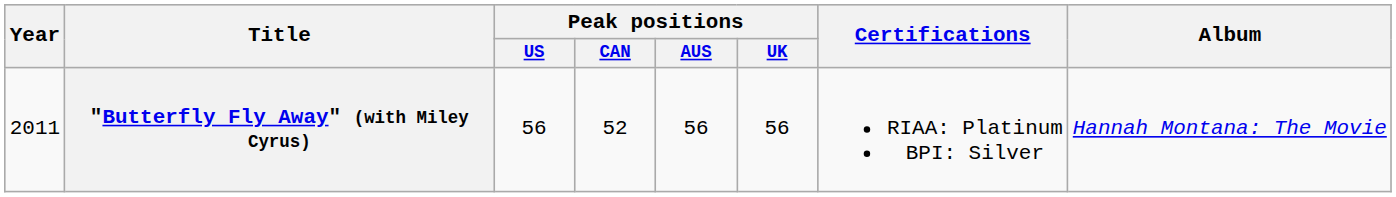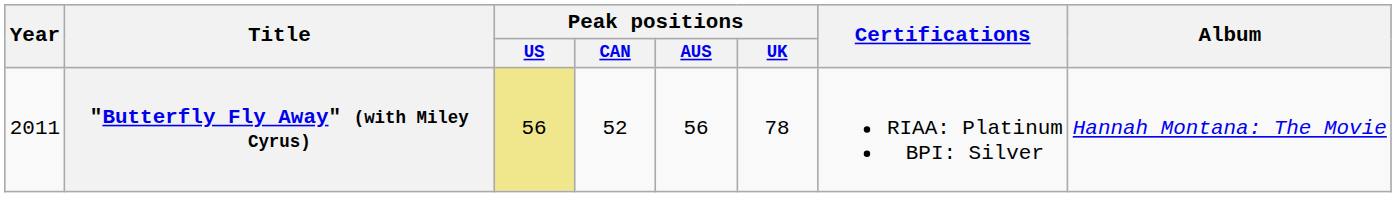(534, 129) no background -> (534, 129) khaki background
(777, 129) 56 -> (777, 129) 78
